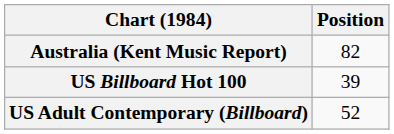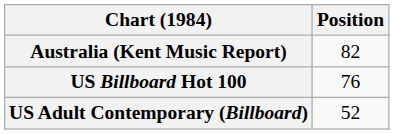(351, 81) 39 -> (351, 81) 76
